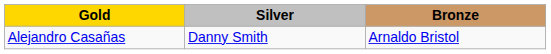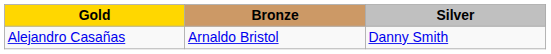columns swapped: (275, 15) <-> (455, 15)
